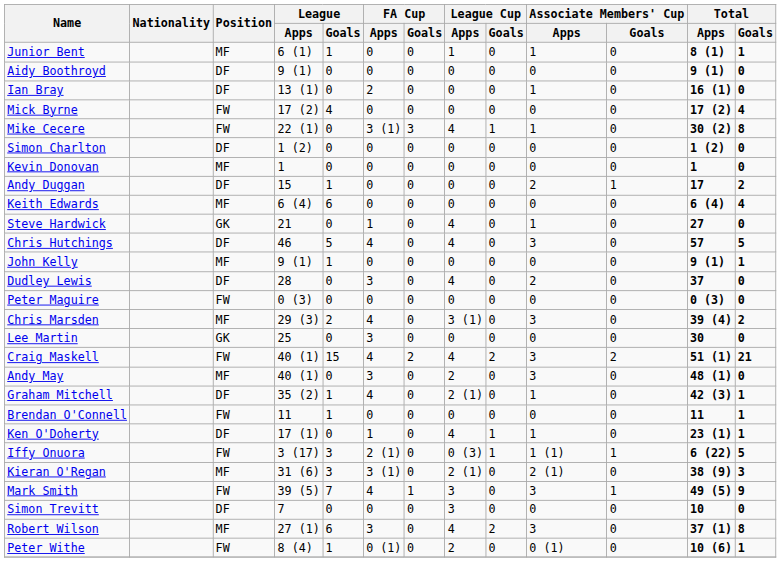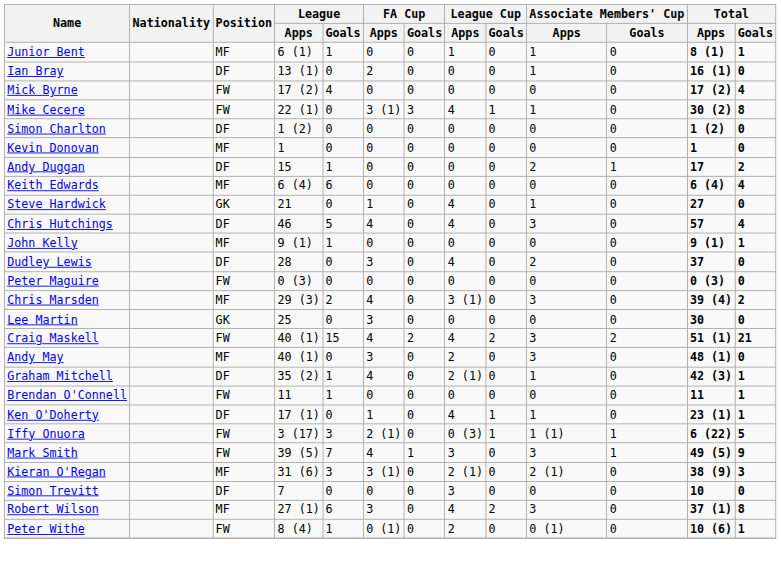- row: (57, 71)
(741, 243) 5 -> (741, 224) 4
rows swapped: (57, 472) <-> (42, 491)
